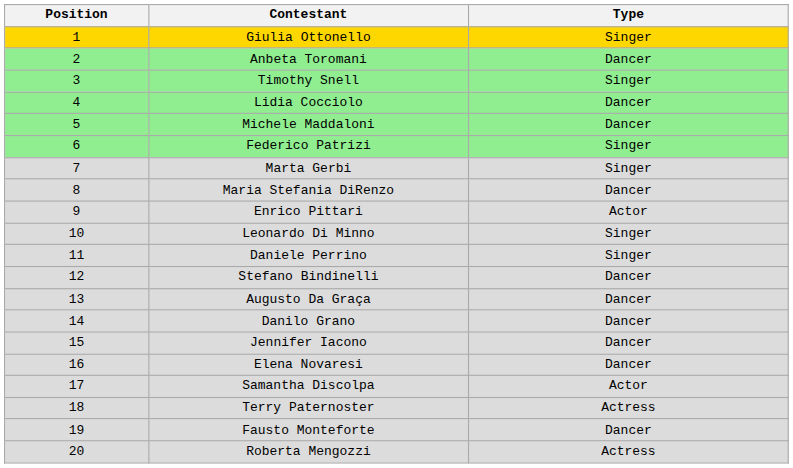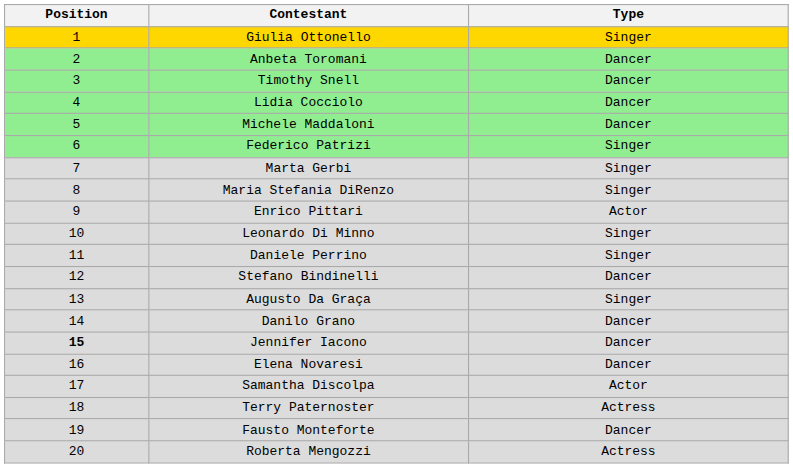(628, 81) Singer -> (628, 81) Dancer
(628, 190) Dancer -> (628, 190) Singer
(628, 299) Dancer -> (628, 299) Singer
(76, 342) normal -> (76, 342) bold
